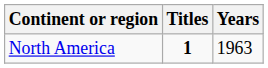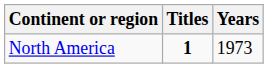(235, 48) 1963 -> (235, 48) 1973
